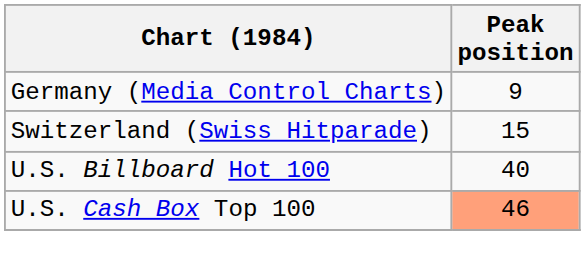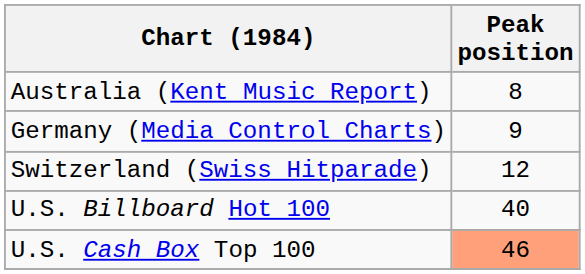+ row: (221, 92)
(516, 131) 15 -> (516, 171) 12
